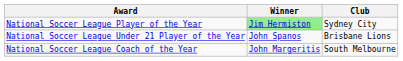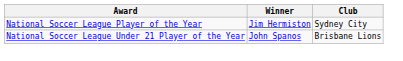(280, 24) lightgreen background -> (280, 24) no background
- row: (102, 50)
